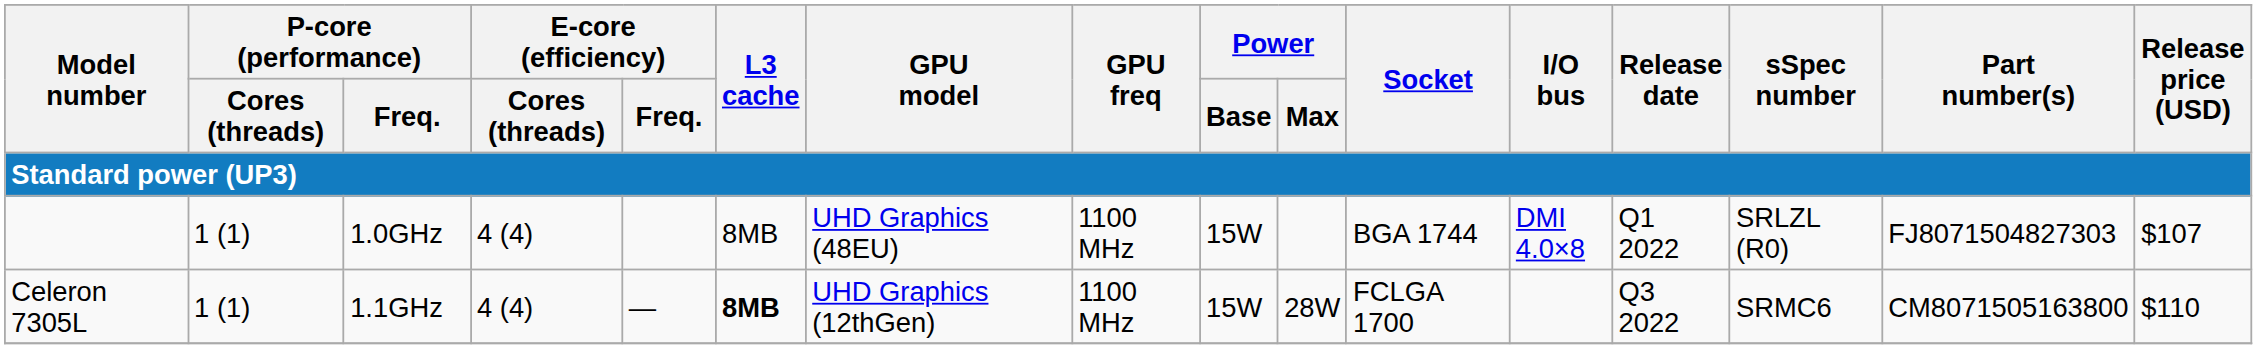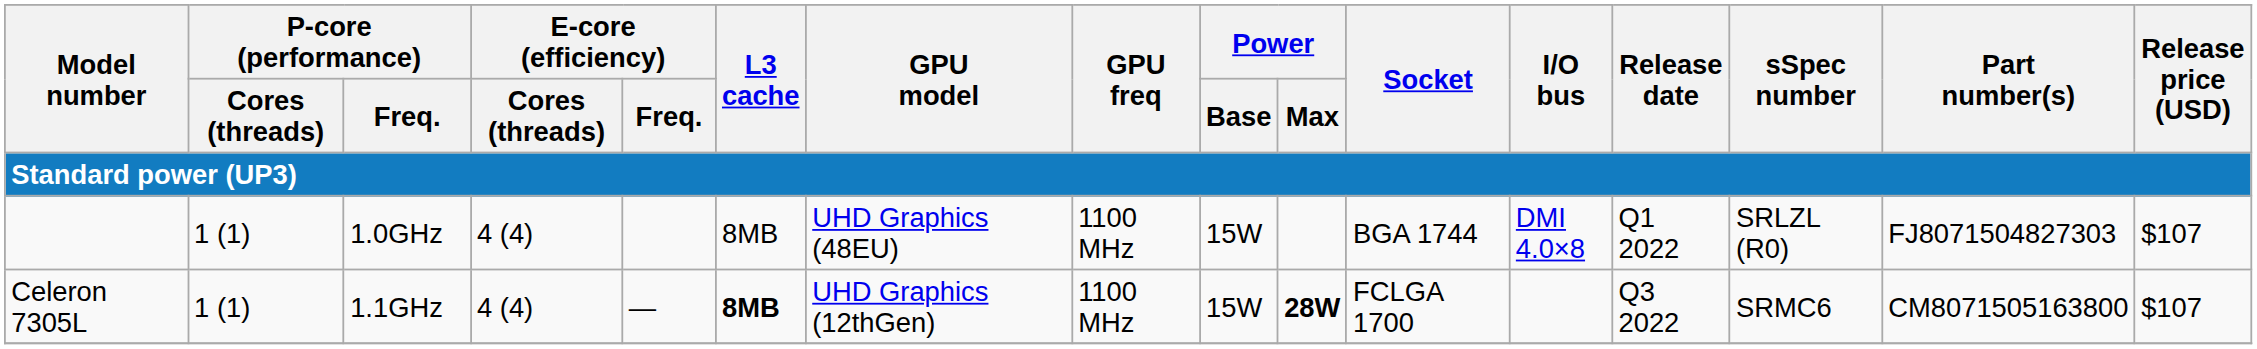(1312, 307) normal -> (1312, 307) bold
(2171, 307) $110 -> (2172, 307) $107
